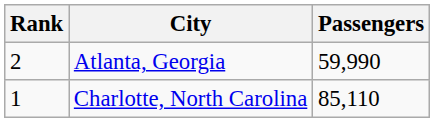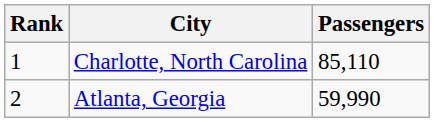rows swapped: (191, 98) <-> (150, 61)
